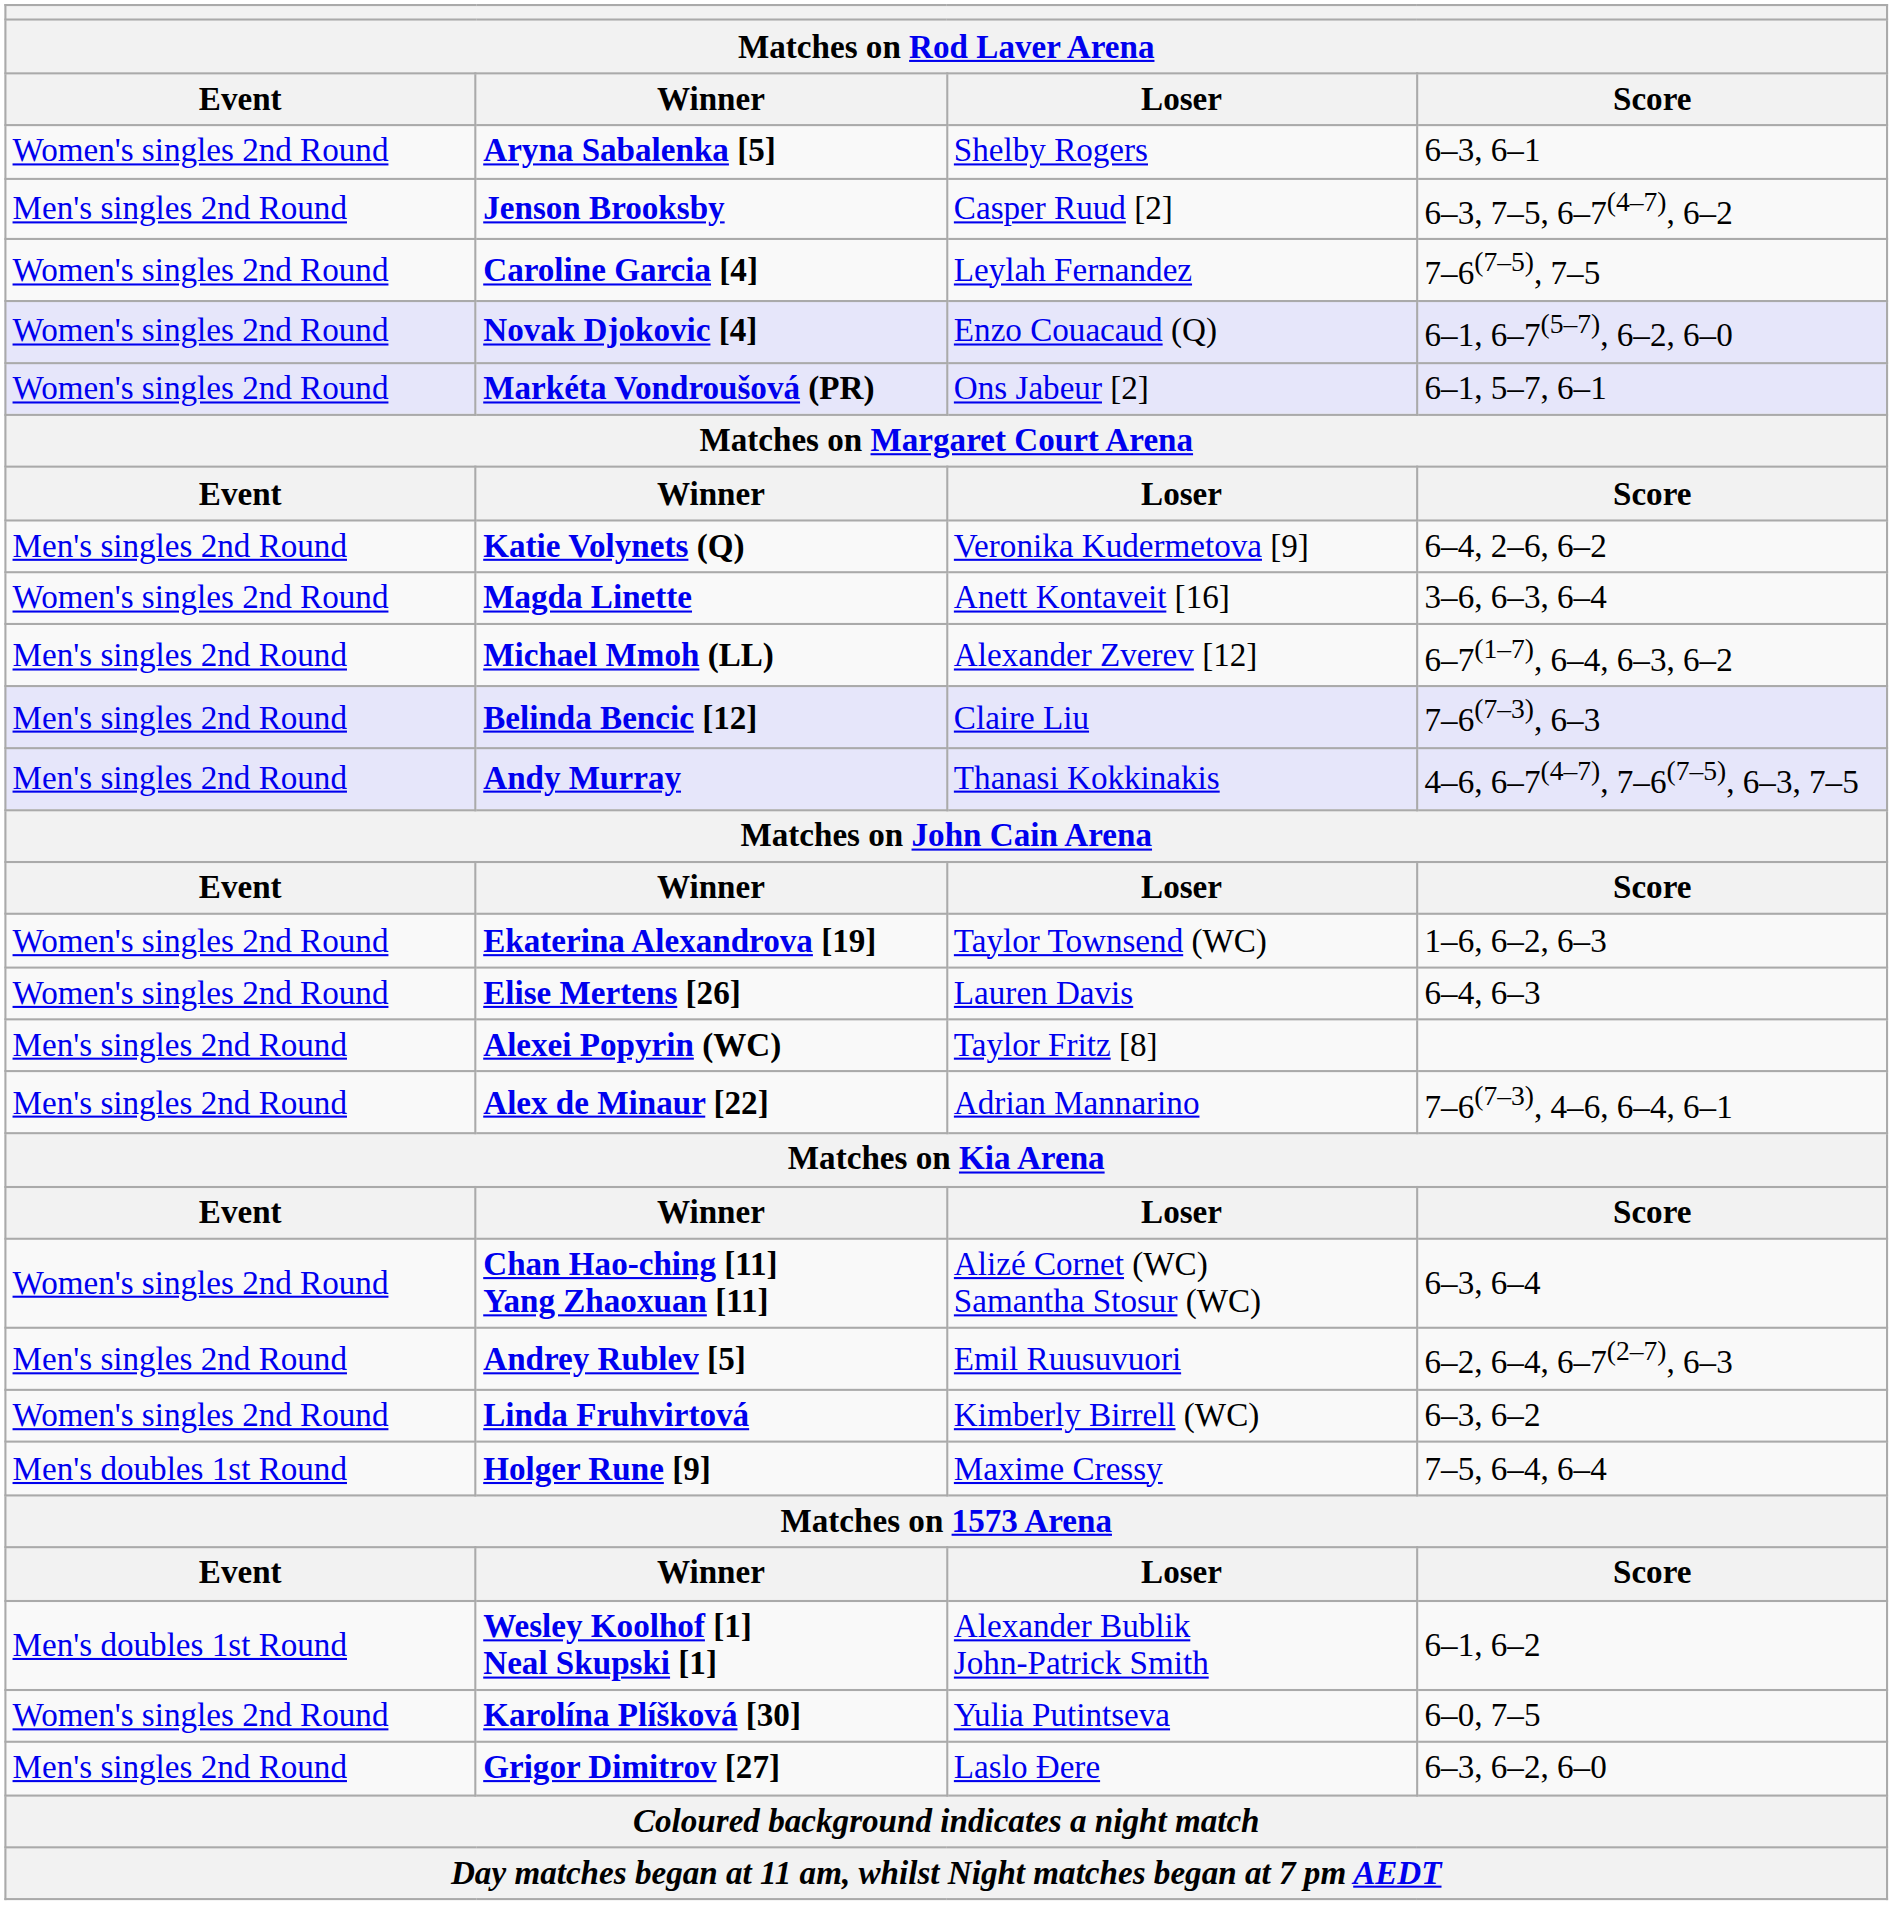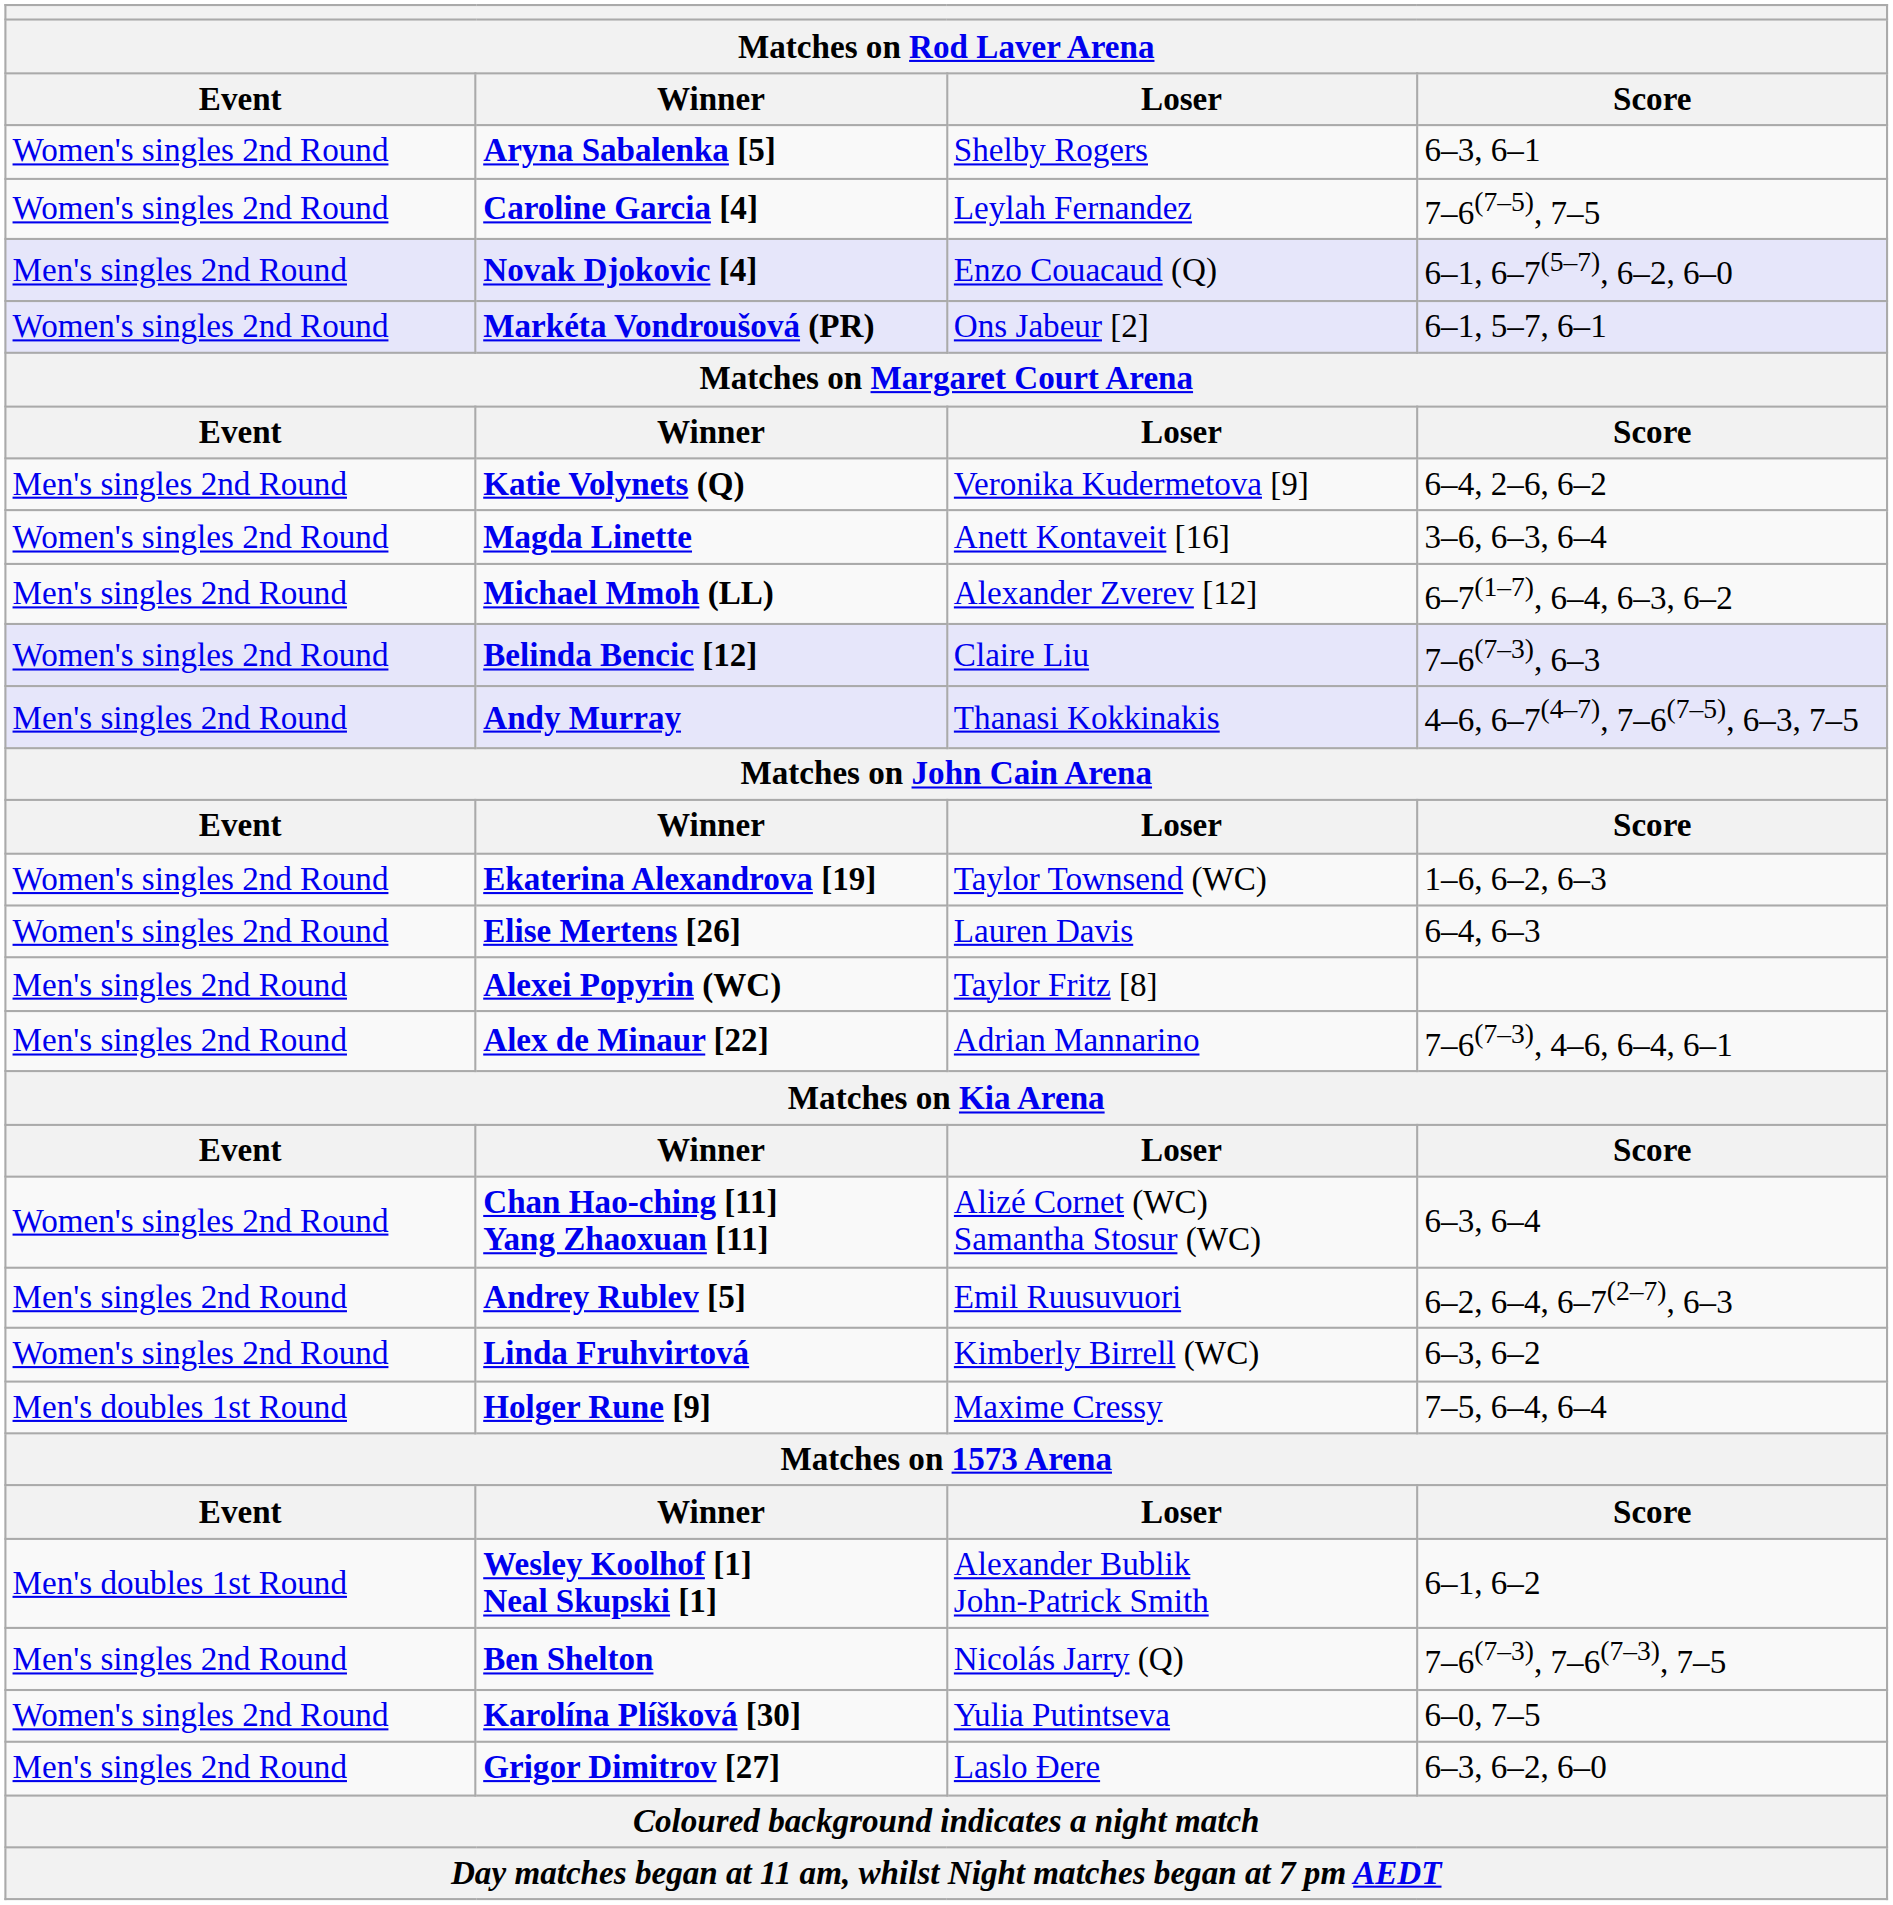- row: (604, 208)
(200, 331) Women's singles 2nd Round -> (180, 269) Men's singles 2nd Round
(180, 716) Men's singles 2nd Round -> (200, 655) Women's singles 2nd Round
+ row: (568, 1658)
